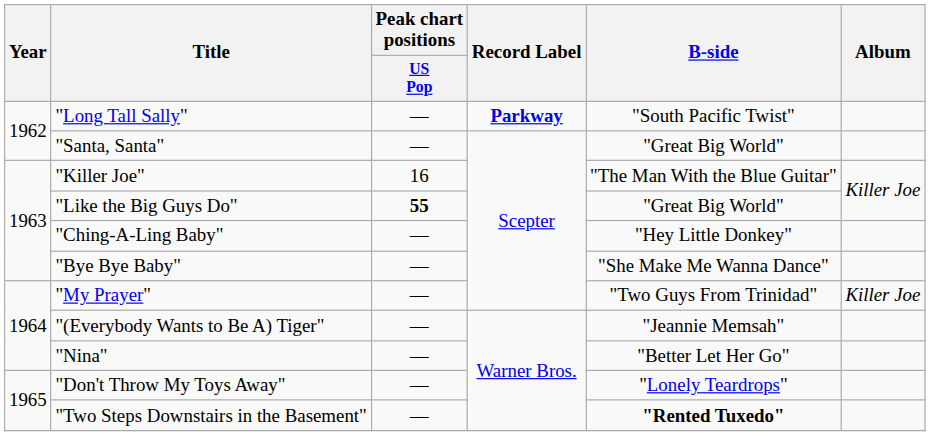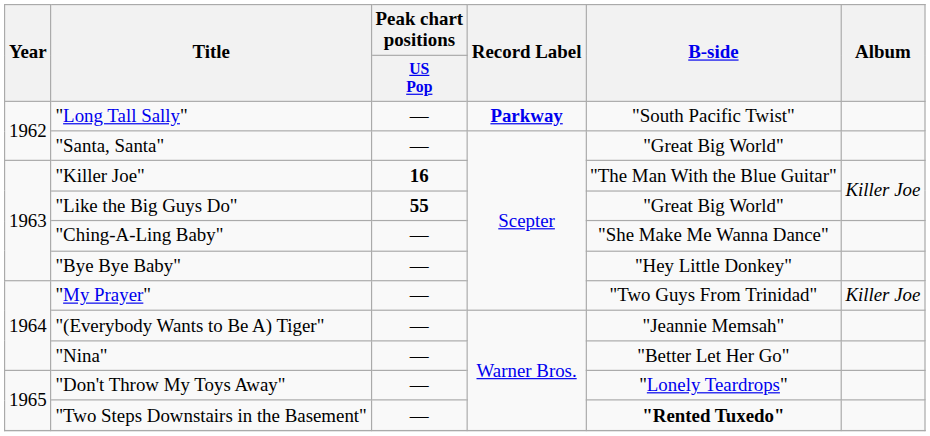(419, 175) normal -> (419, 175) bold
(713, 235) "Hey Little Donkey" -> (713, 235) "She Make Me Wanna Dance"
(713, 265) "She Make Me Wanna Dance" -> (713, 265) "Hey Little Donkey"
